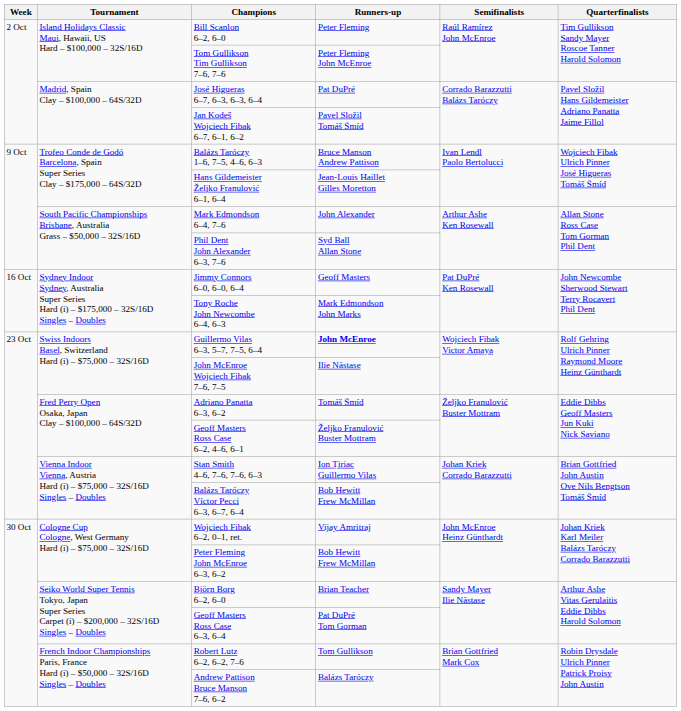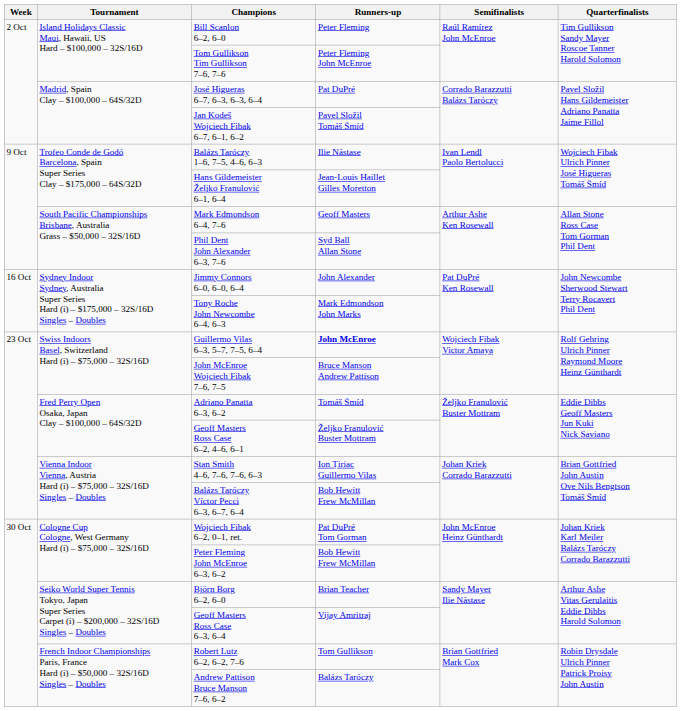(348, 157) Bruce Manson Andrew Pattison -> (339, 152) Ilie Năstase
(346, 214) John Alexander -> (344, 214) Geoff Masters
(344, 277) Geoff Masters -> (346, 277) John Alexander
(339, 365) Ilie Năstase -> (348, 370) Bruce Manson Andrew Pattison
(344, 527) Vijay Amritraj -> (342, 532) Pat DuPré Tom Gorman
(342, 620) Pat DuPré Tom Gorman -> (344, 615) Vijay Amritraj
